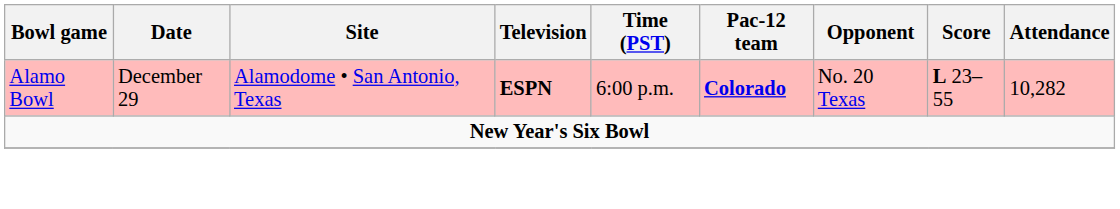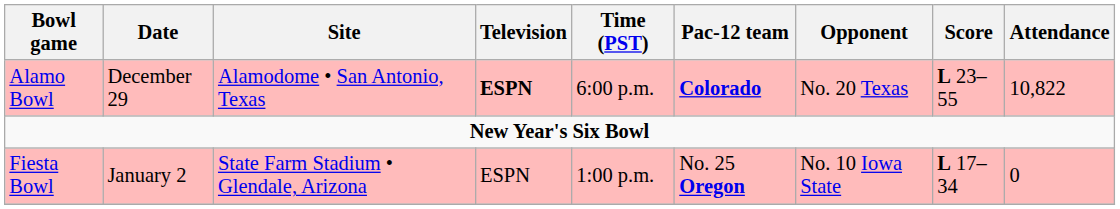(1038, 87) 10,282 -> (1038, 87) 10,822
+ row: (34, 175)
